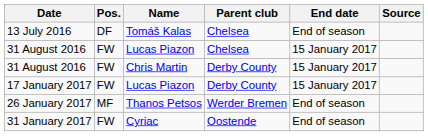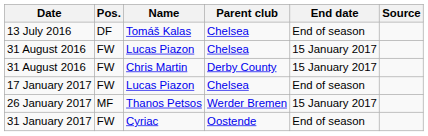(242, 85) Derby County -> (228, 85) Chelsea
(335, 85) 15 January 2017 -> (329, 85) End of season
(329, 103) End of season -> (335, 103) 15 January 2017
